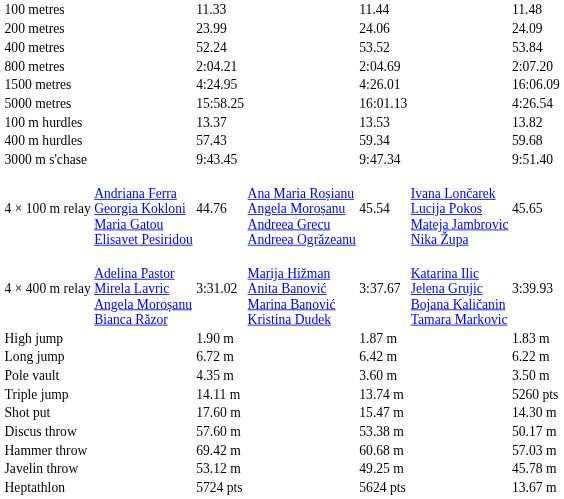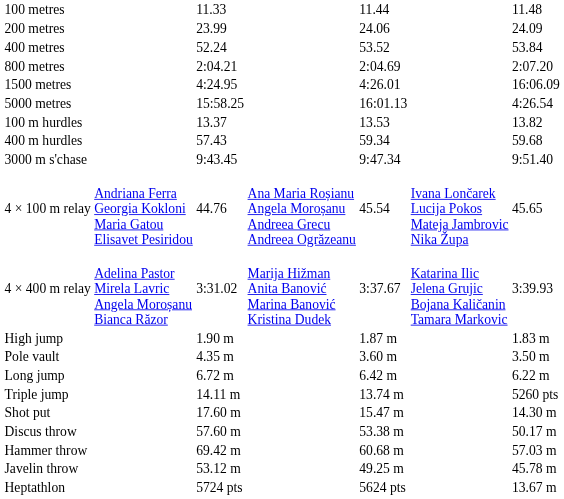rows swapped: (32, 375) <-> (35, 357)
